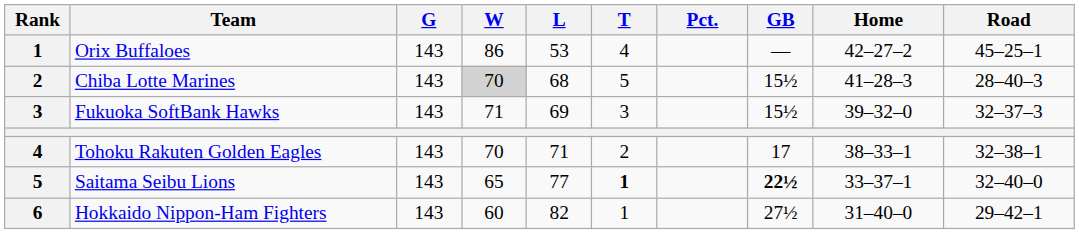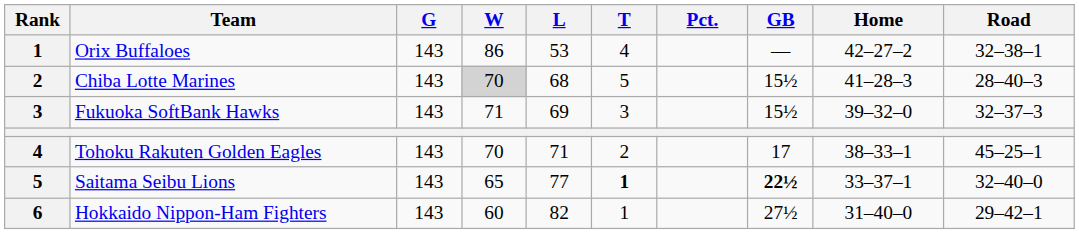(1009, 50) 45–25–1 -> (1009, 50) 32–38–1
(1009, 151) 32–38–1 -> (1009, 151) 45–25–1
